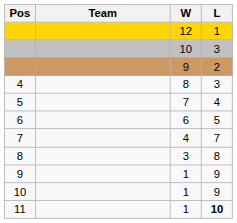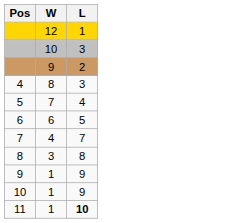- column: (103, 13)
